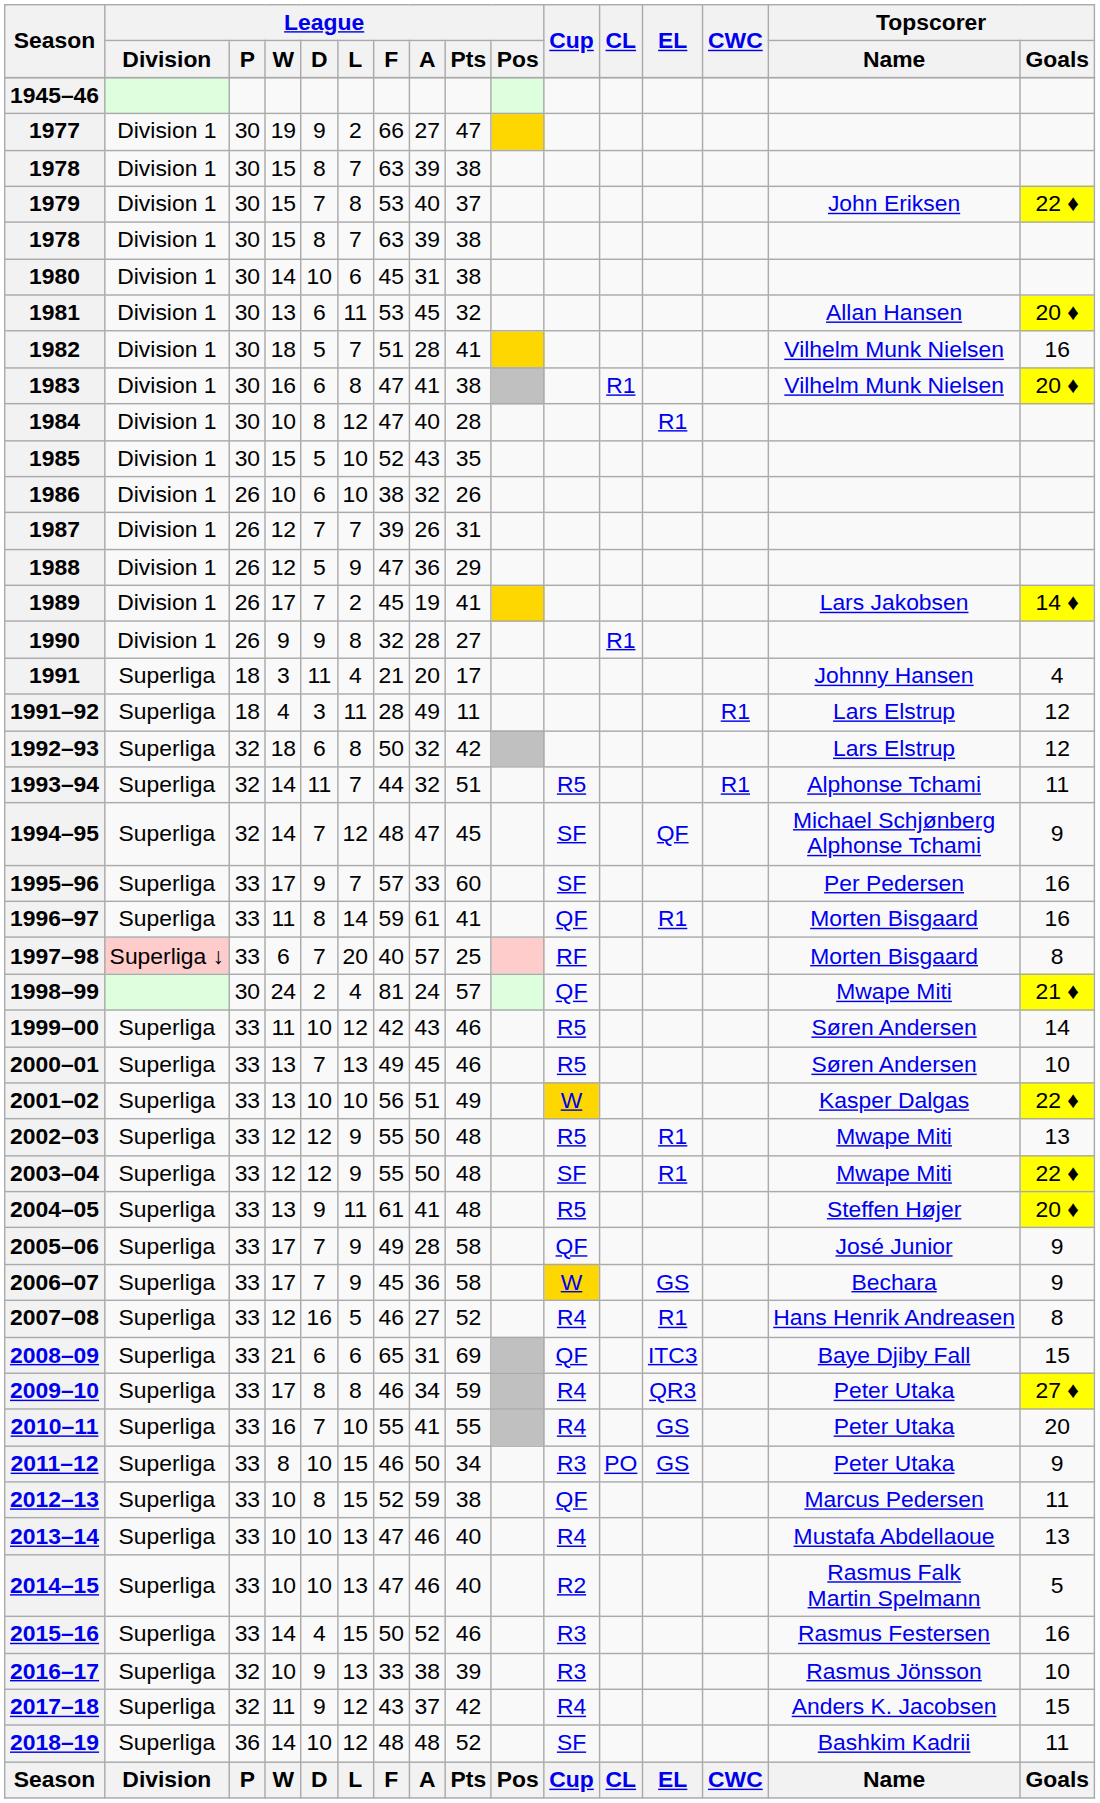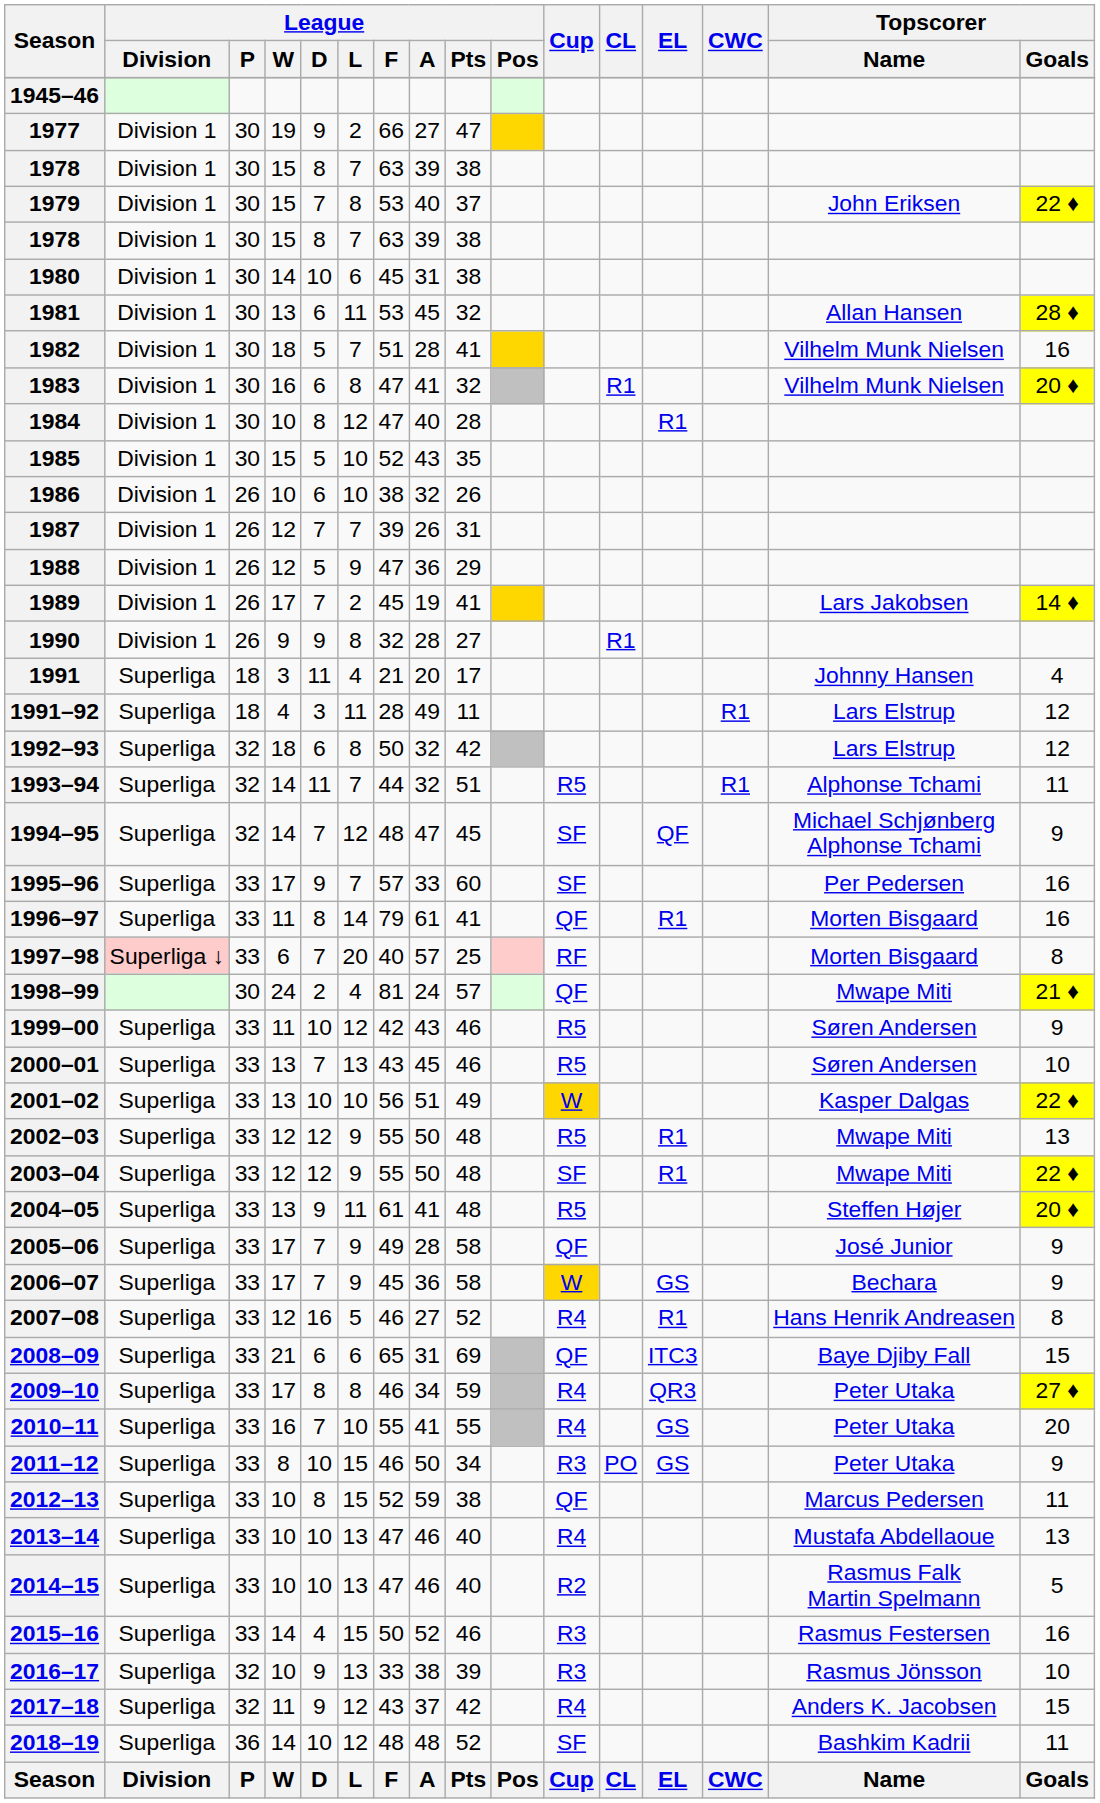(1057, 312) 20 ♦ -> (1057, 312) 28 ♦
(468, 385) 38 -> (468, 385) 32
(391, 919) 59 -> (391, 919) 79
(1057, 1028) 14 -> (1057, 1028) 9
(391, 1064) 49 -> (391, 1064) 43
